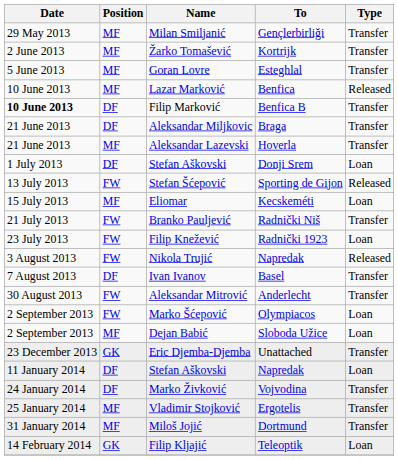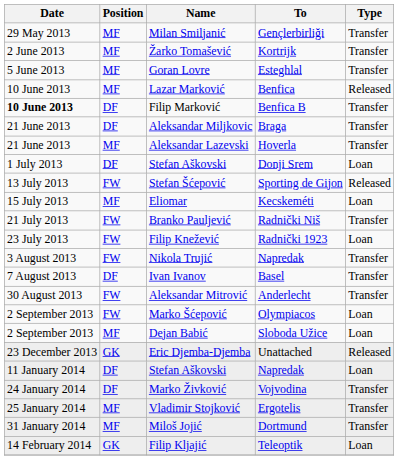(370, 257) Released -> (368, 257) Transfer
(368, 351) Transfer -> (370, 351) Released
